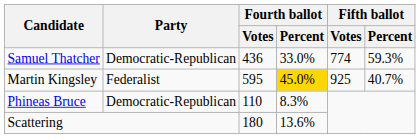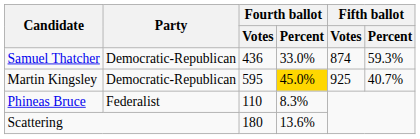(341, 58) 774 -> (341, 58) 874
(133, 79) Federalist -> (171, 79) Democratic-Republican
(171, 101) Democratic-Republican -> (133, 101) Federalist
